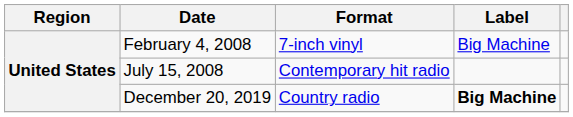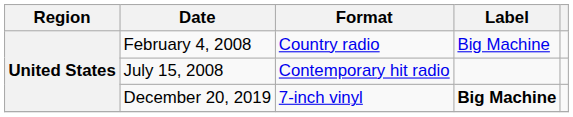(321, 44) 7-inch vinyl -> (329, 44) Country radio
(329, 97) Country radio -> (321, 97) 7-inch vinyl
